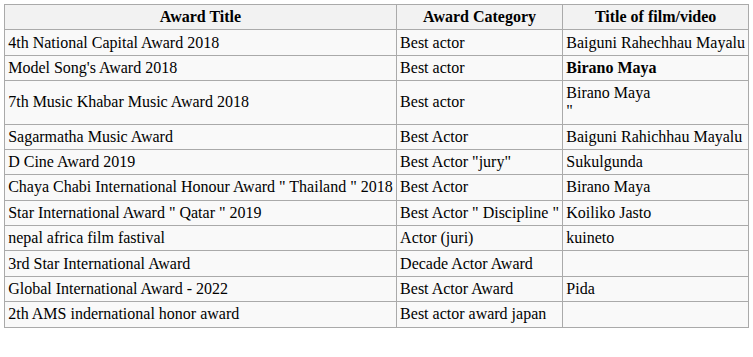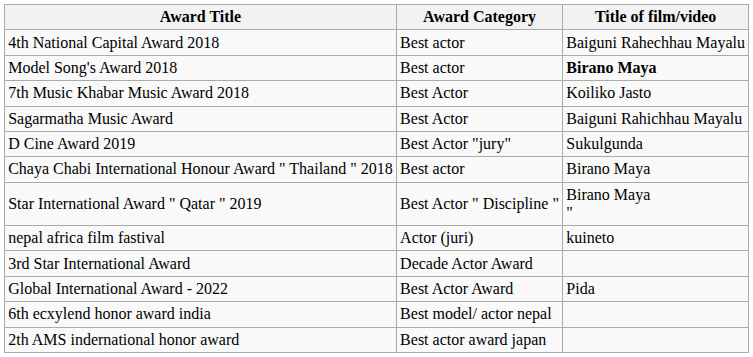(432, 102) Best actor -> (434, 93) Best Actor
(608, 102) Birano Maya " -> (609, 93) Koiliko Jasto
(434, 187) Best Actor -> (432, 169) Best actor
(609, 212) Koiliko Jasto -> (608, 203) Birano Maya "
+ row: (109, 314)
